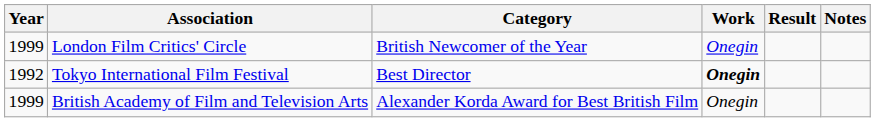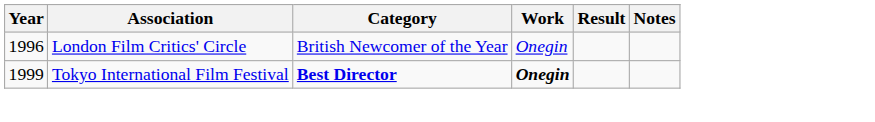(26, 46) 1999 -> (26, 46) 1996
(26, 74) 1992 -> (26, 74) 1999
(423, 74) normal -> (347, 74) bold
- row: (210, 102)
